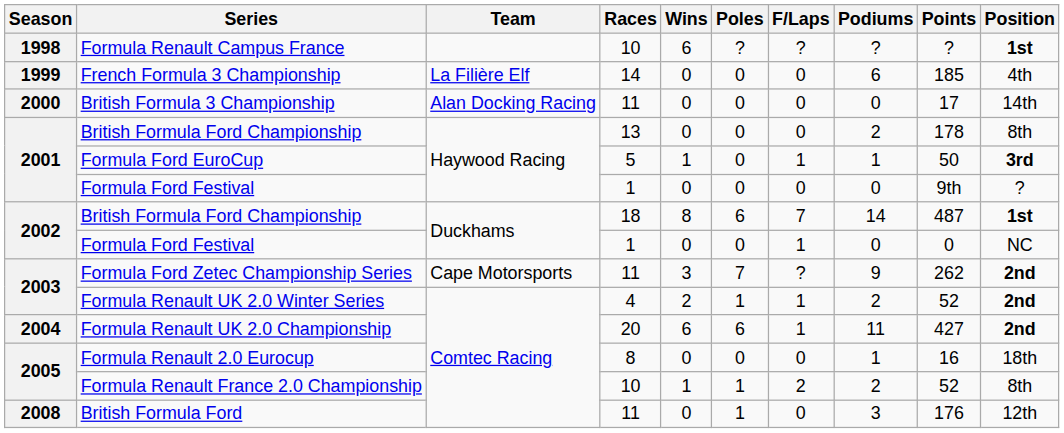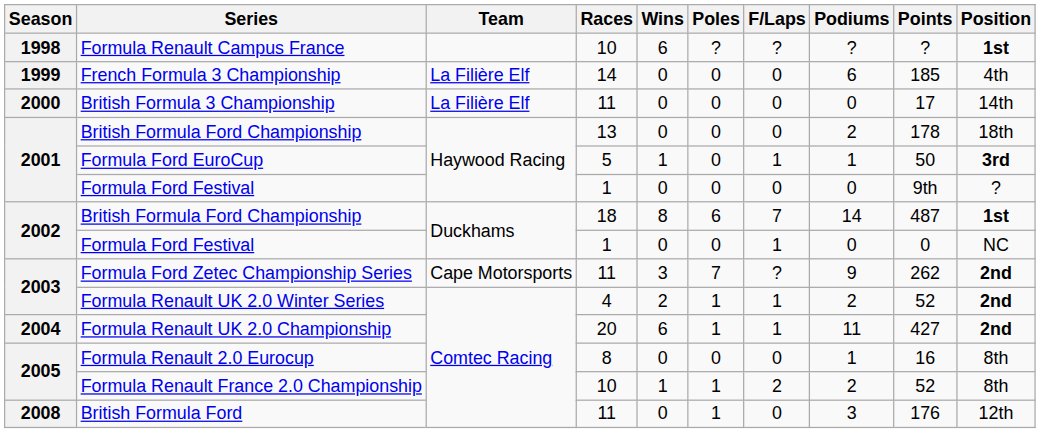(513, 104) Alan Docking Racing -> (480, 104) La Filière Elf
(1020, 132) 8th -> (996, 132) 18th
(740, 329) 6 -> (716, 329) 1
(1020, 358) 18th -> (996, 358) 8th
